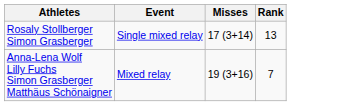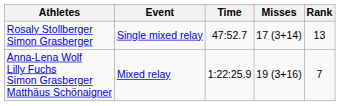+ column: (230, 13)
